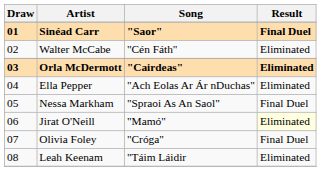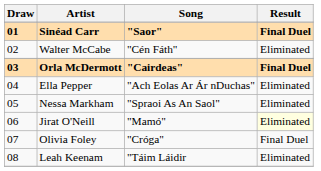(287, 67) Eliminated -> (285, 67) Final Duel
(284, 103) Final Duel -> (285, 103) Eliminated
